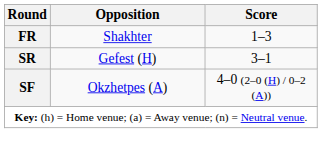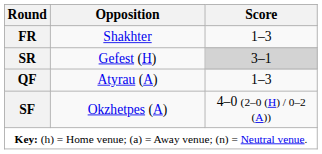(261, 58) no background -> (261, 58) lightgrey background
+ row: (27, 79)
